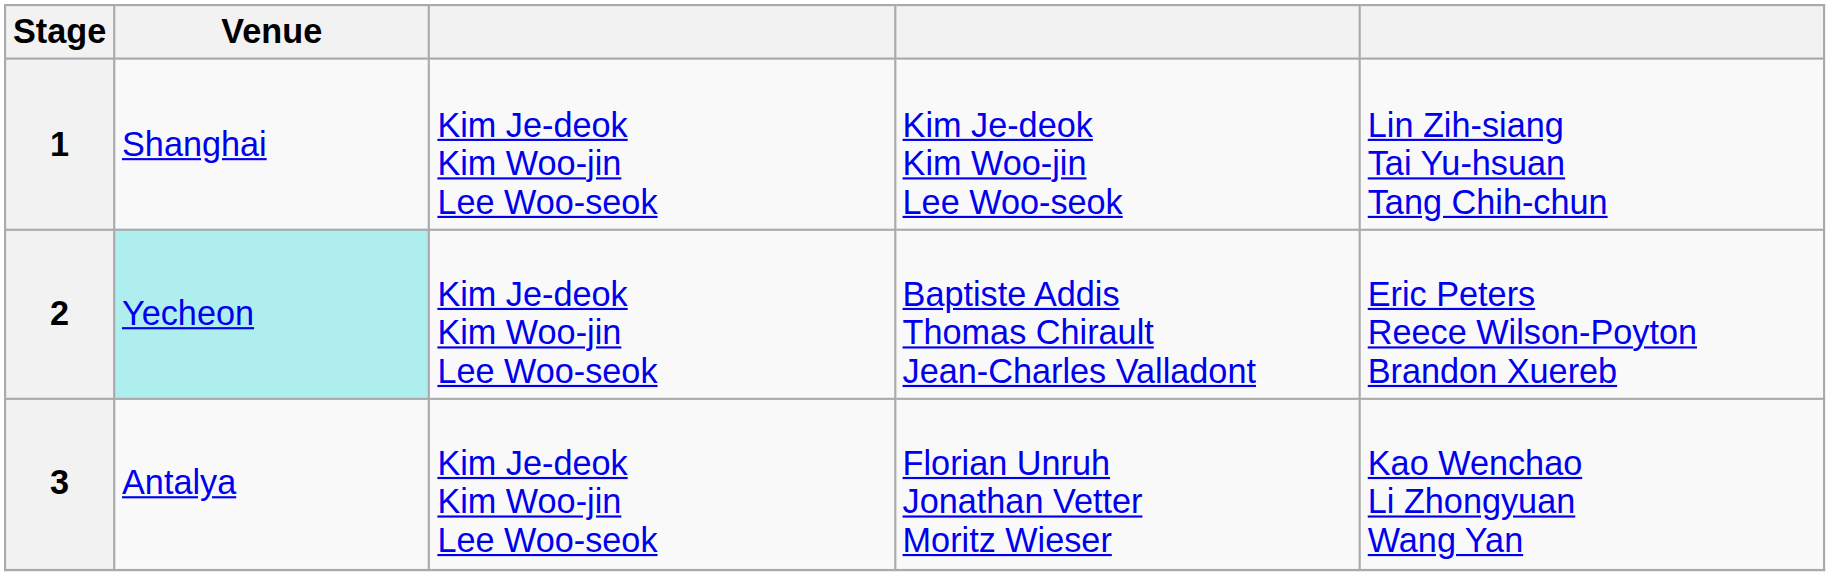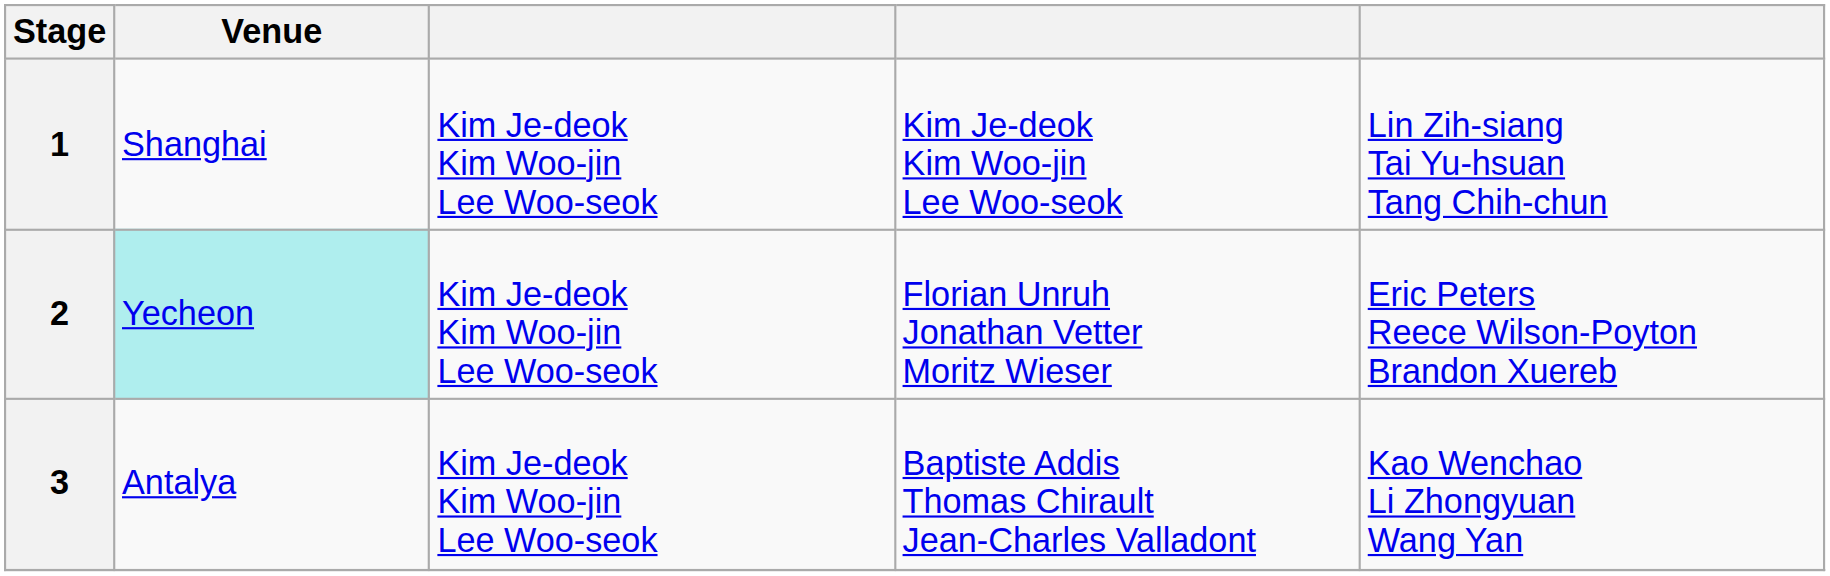(1079, 332) Baptiste Addis Thomas Chirault Jean-Charles Valladont -> (1023, 332) Florian Unruh Jonathan Vetter Moritz Wieser
(1023, 502) Florian Unruh Jonathan Vetter Moritz Wieser -> (1079, 502) Baptiste Addis Thomas Chirault Jean-Charles Valladont
